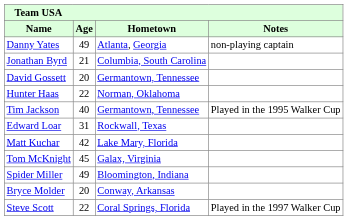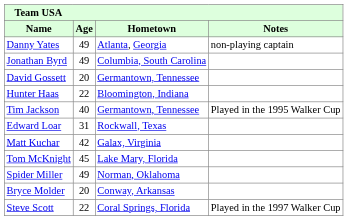(84, 61) 21 -> (84, 61) 49
(139, 93) Norman, Oklahoma -> (143, 93) Bloomington, Indiana
(138, 142) Lake Mary, Florida -> (129, 142) Galax, Virginia
(129, 158) Galax, Virginia -> (138, 158) Lake Mary, Florida
(143, 175) Bloomington, Indiana -> (139, 175) Norman, Oklahoma
